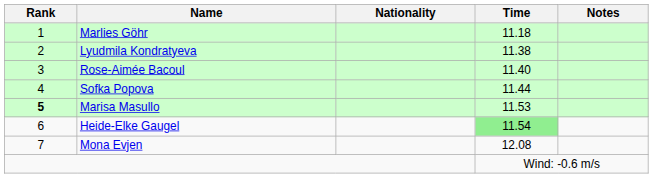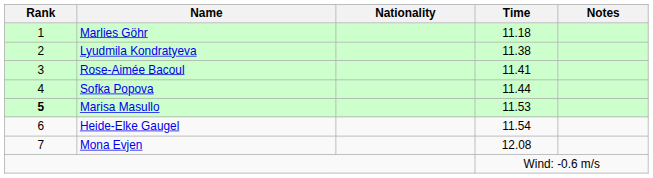(517, 70) 11.40 -> (517, 70) 11.41
(517, 126) lightgreen background -> (517, 126) no background
